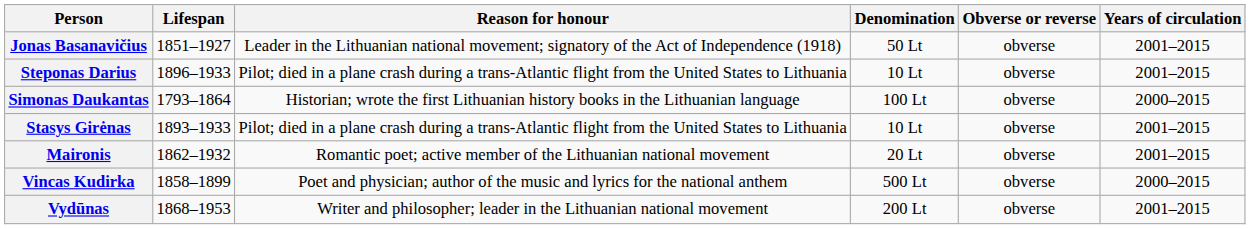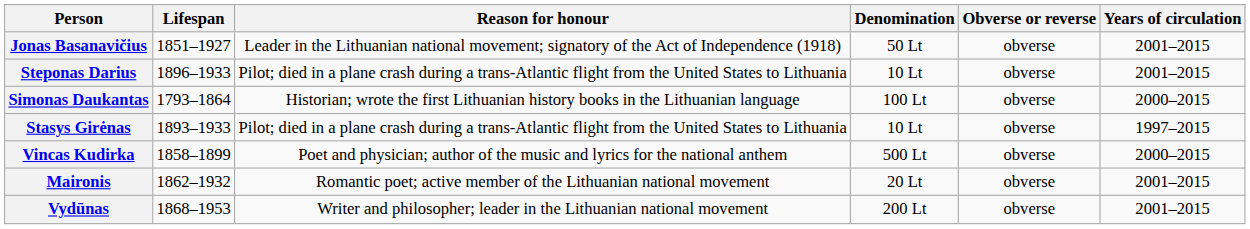(1173, 127) 2001–2015 -> (1173, 127) 1997–2015
rows swapped: (79, 182) <-> (79, 154)
